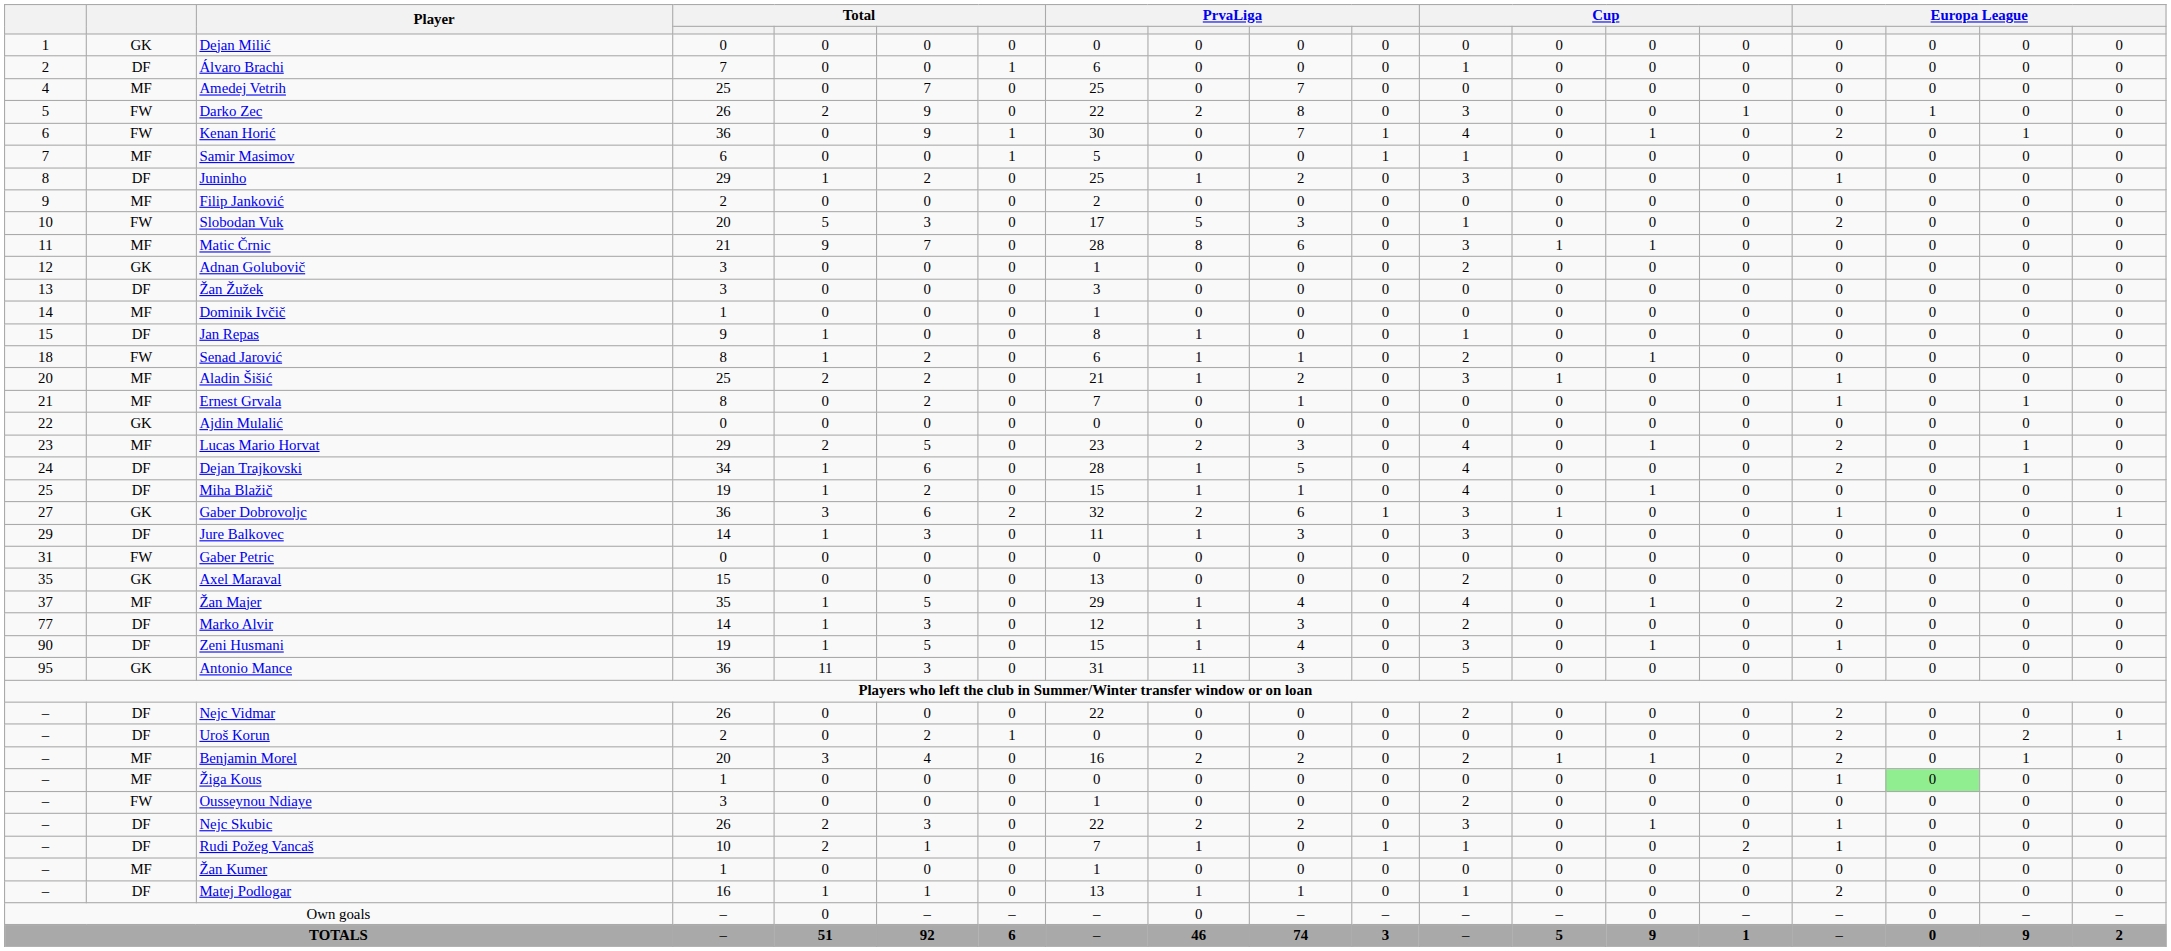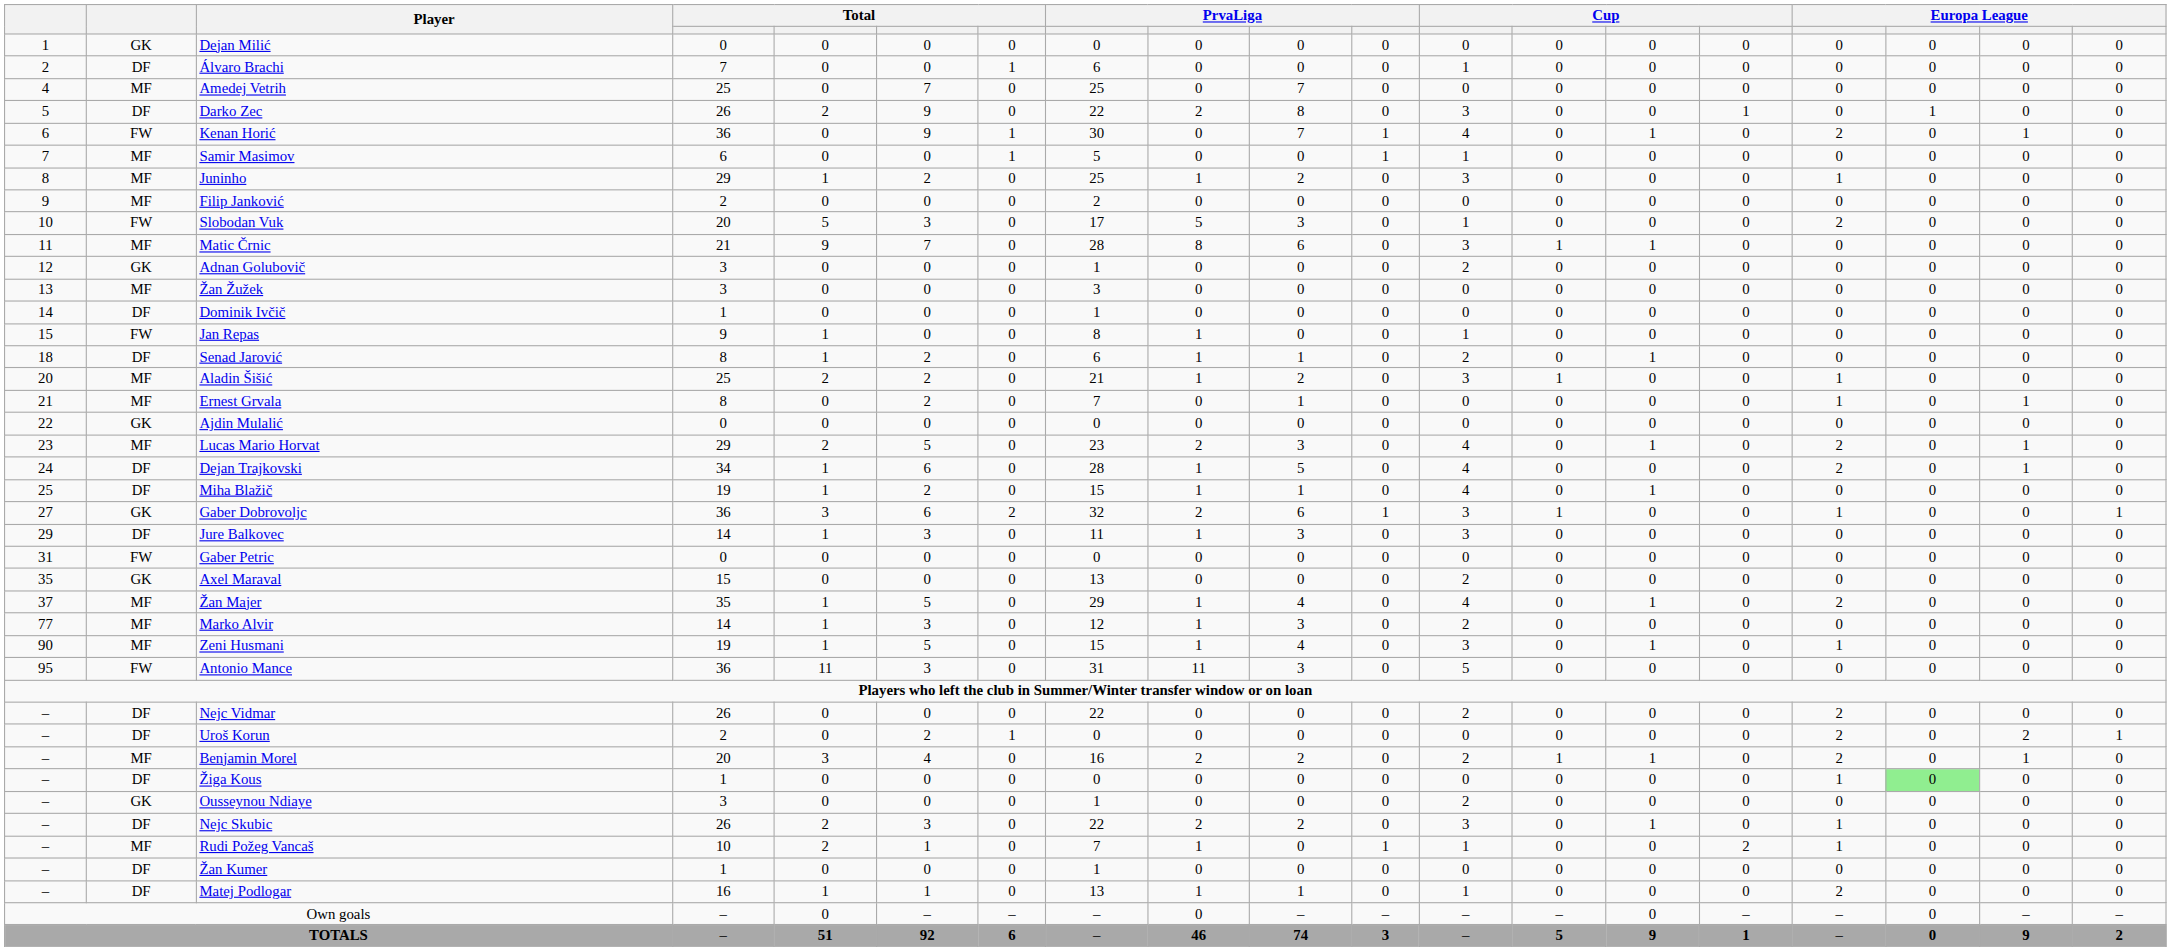(141, 111) FW -> (141, 111) DF
(141, 178) DF -> (141, 178) MF
(141, 289) DF -> (141, 289) MF
(141, 311) MF -> (141, 311) DF
(141, 334) DF -> (141, 334) FW
(141, 356) FW -> (141, 356) DF
(141, 623) DF -> (141, 623) MF
(141, 646) DF -> (141, 646) MF
(141, 668) GK -> (141, 668) FW
(141, 779) MF -> (141, 779) DF
(141, 801) FW -> (141, 801) GK
(141, 846) DF -> (141, 846) MF
(141, 868) MF -> (141, 868) DF
